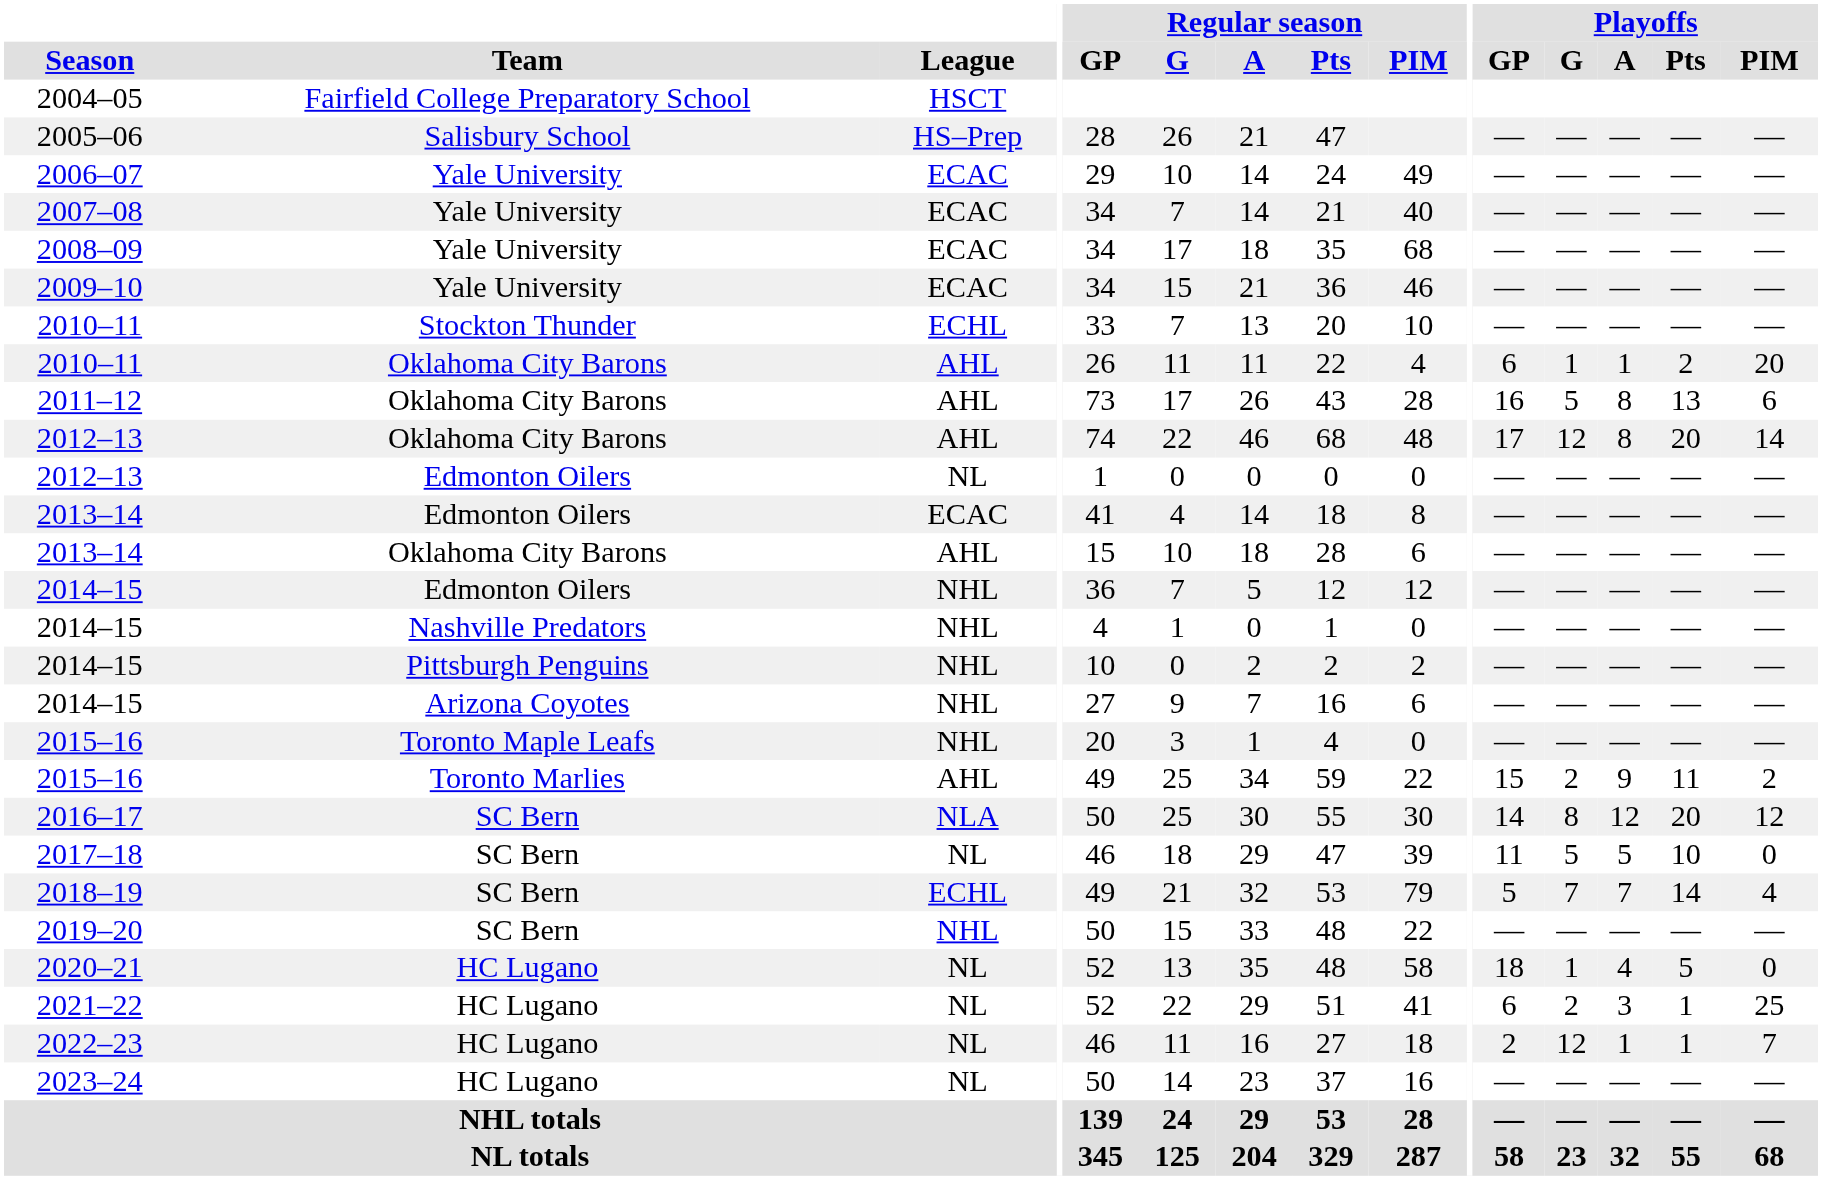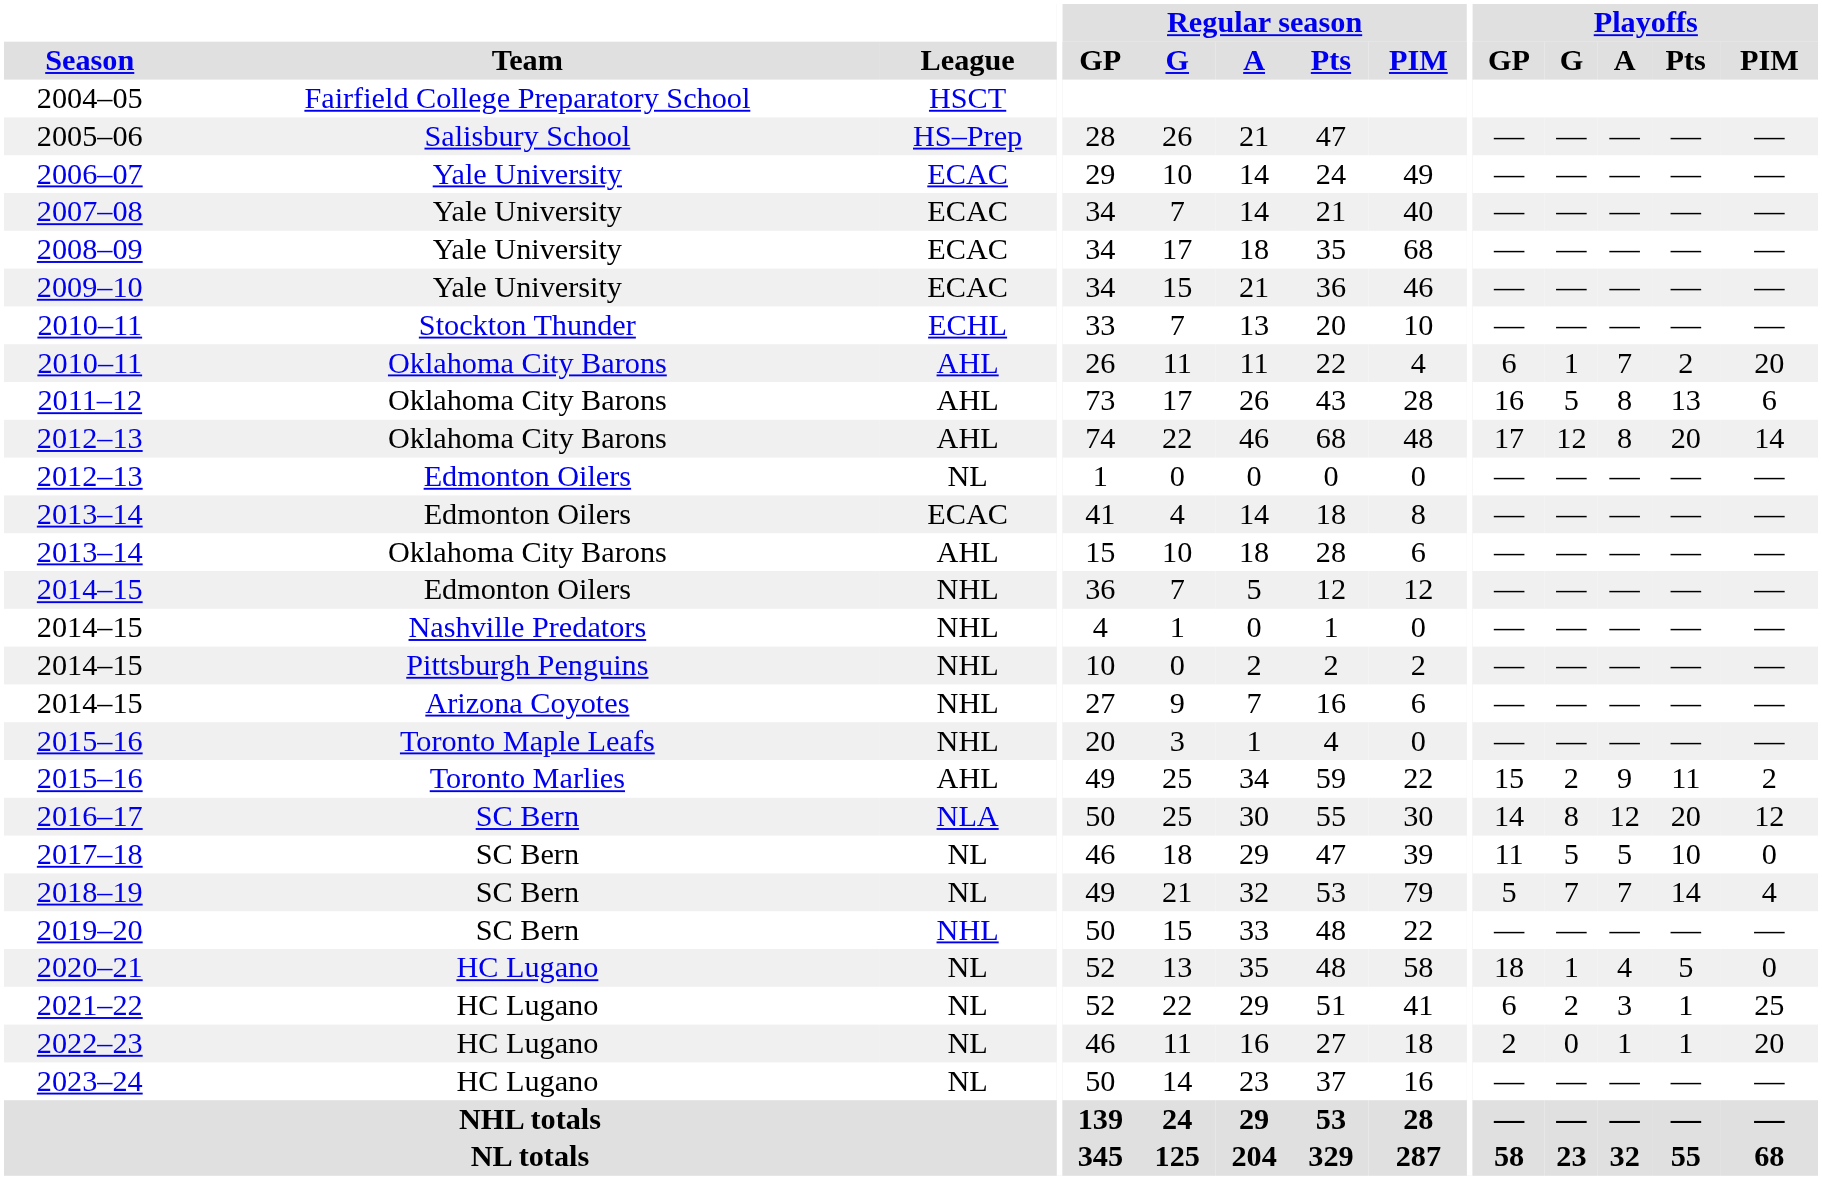(1625, 362) 1 -> (1625, 362) 7
(968, 891) ECHL -> (968, 891) NL
(1571, 1043) 12 -> (1571, 1043) 0
(1769, 1043) 7 -> (1769, 1043) 20
